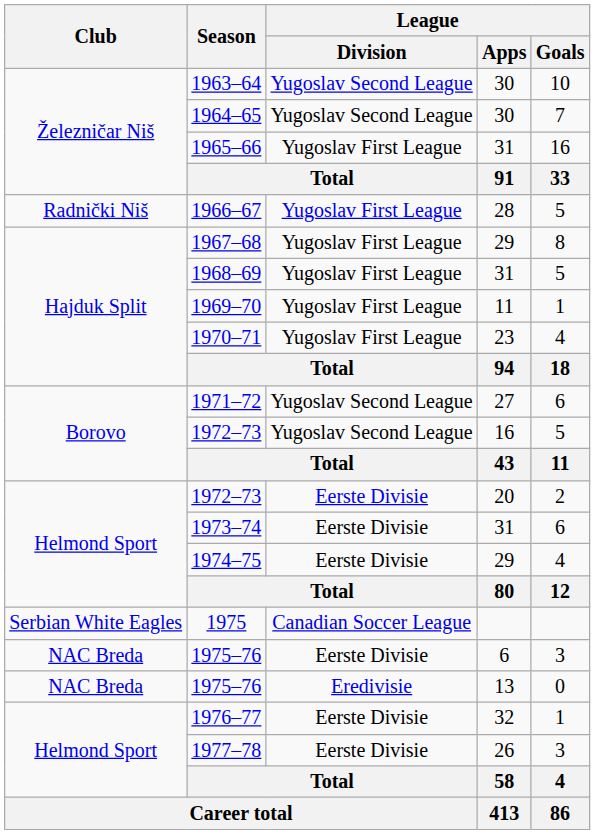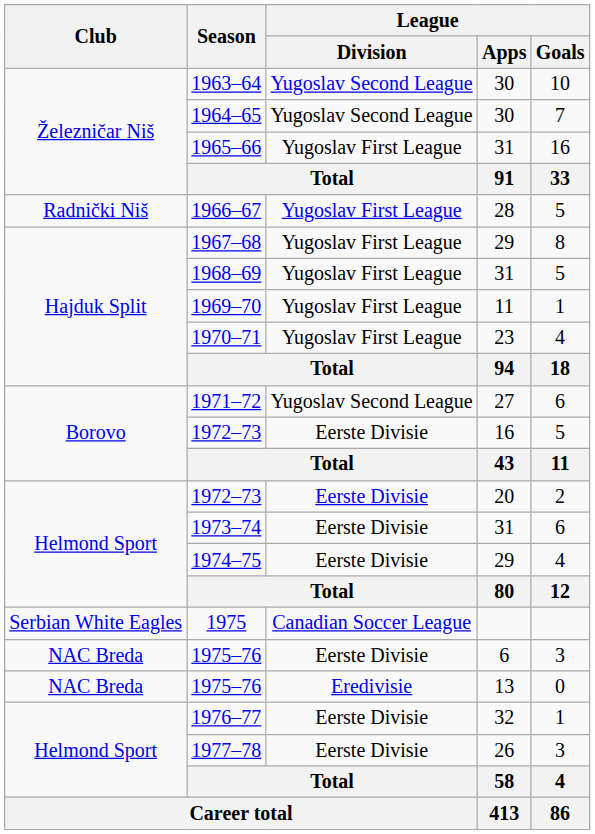(372, 432) Yugoslav Second League -> (372, 432) Eerste Divisie
